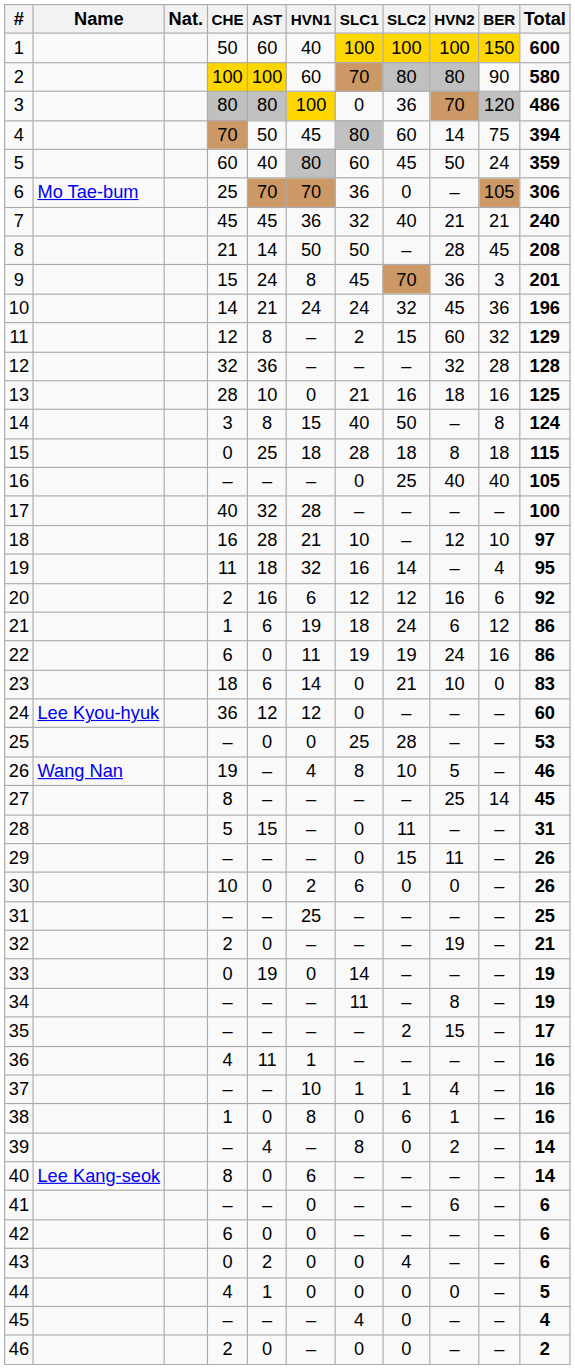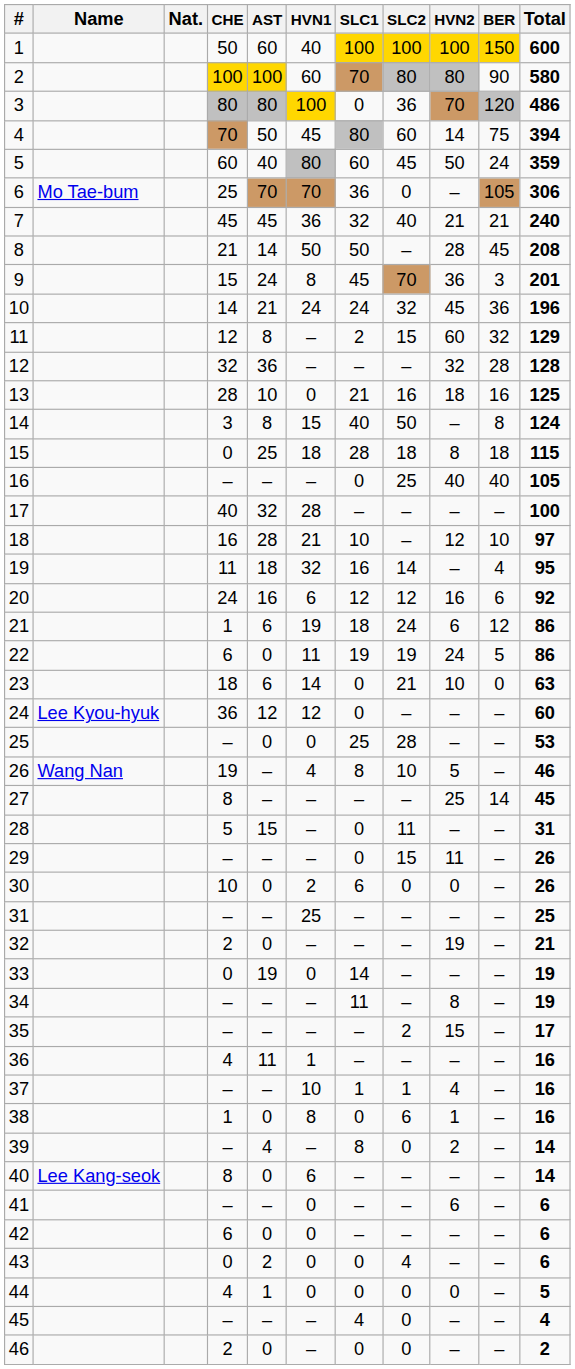(227, 597) 2 -> (228, 597) 24
(499, 655) 16 -> (499, 655) 5
(545, 684) 83 -> (545, 684) 63
